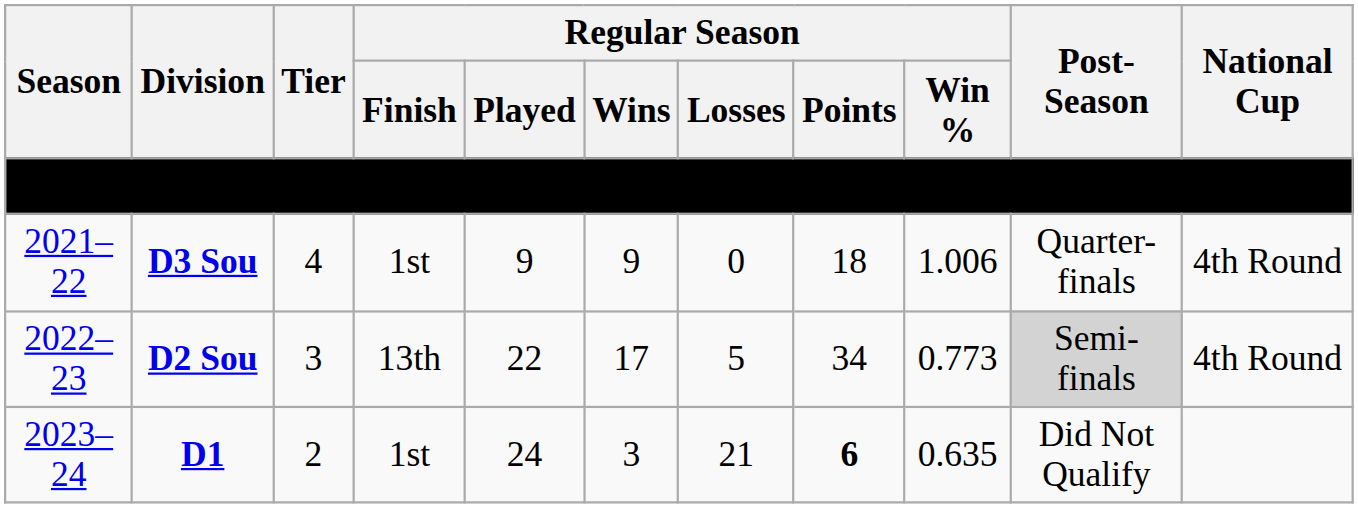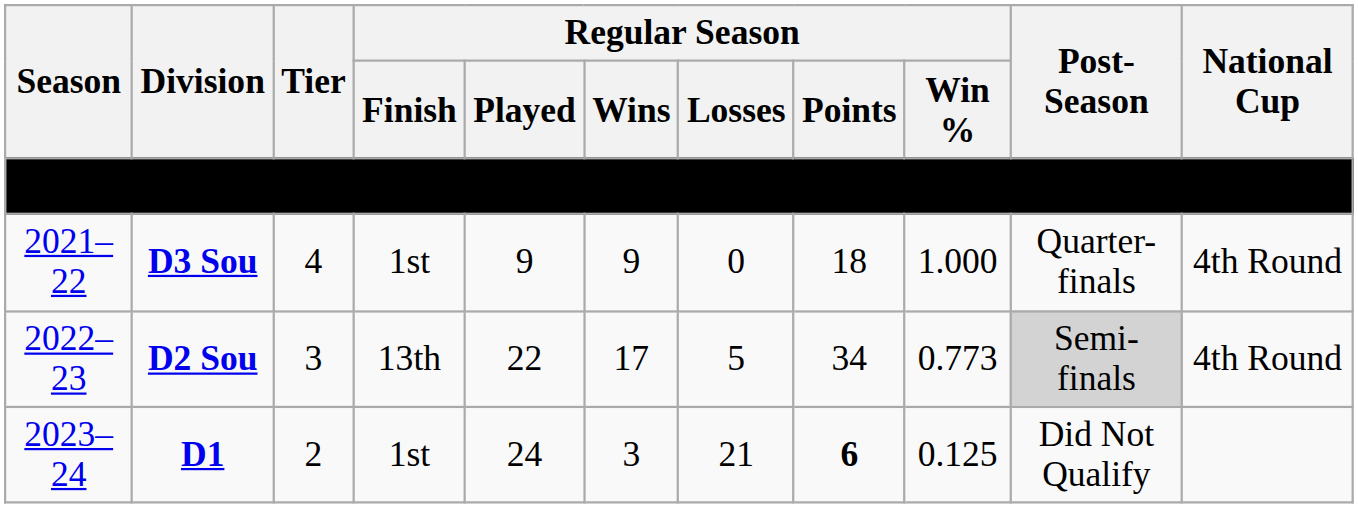(958, 261) 1.006 -> (958, 261) 1.000
(958, 454) 0.635 -> (958, 454) 0.125
